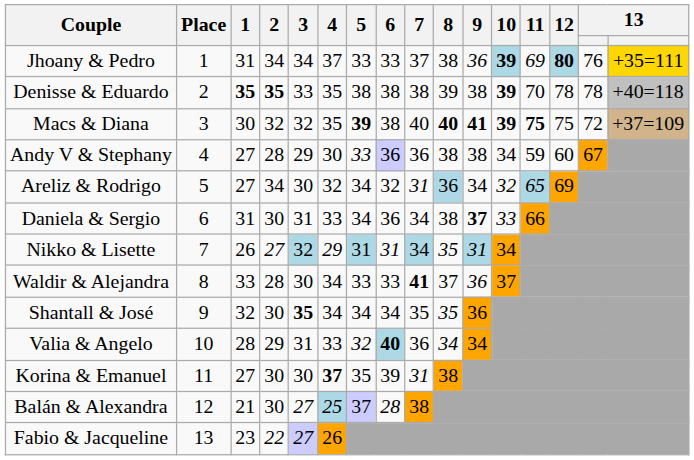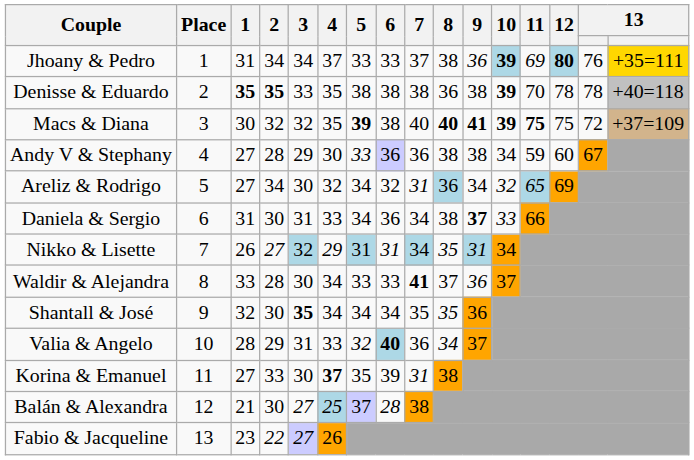(448, 92) 39 -> (448, 92) 36
(477, 344) 34 -> (477, 344) 37
(274, 375) 30 -> (274, 375) 33
